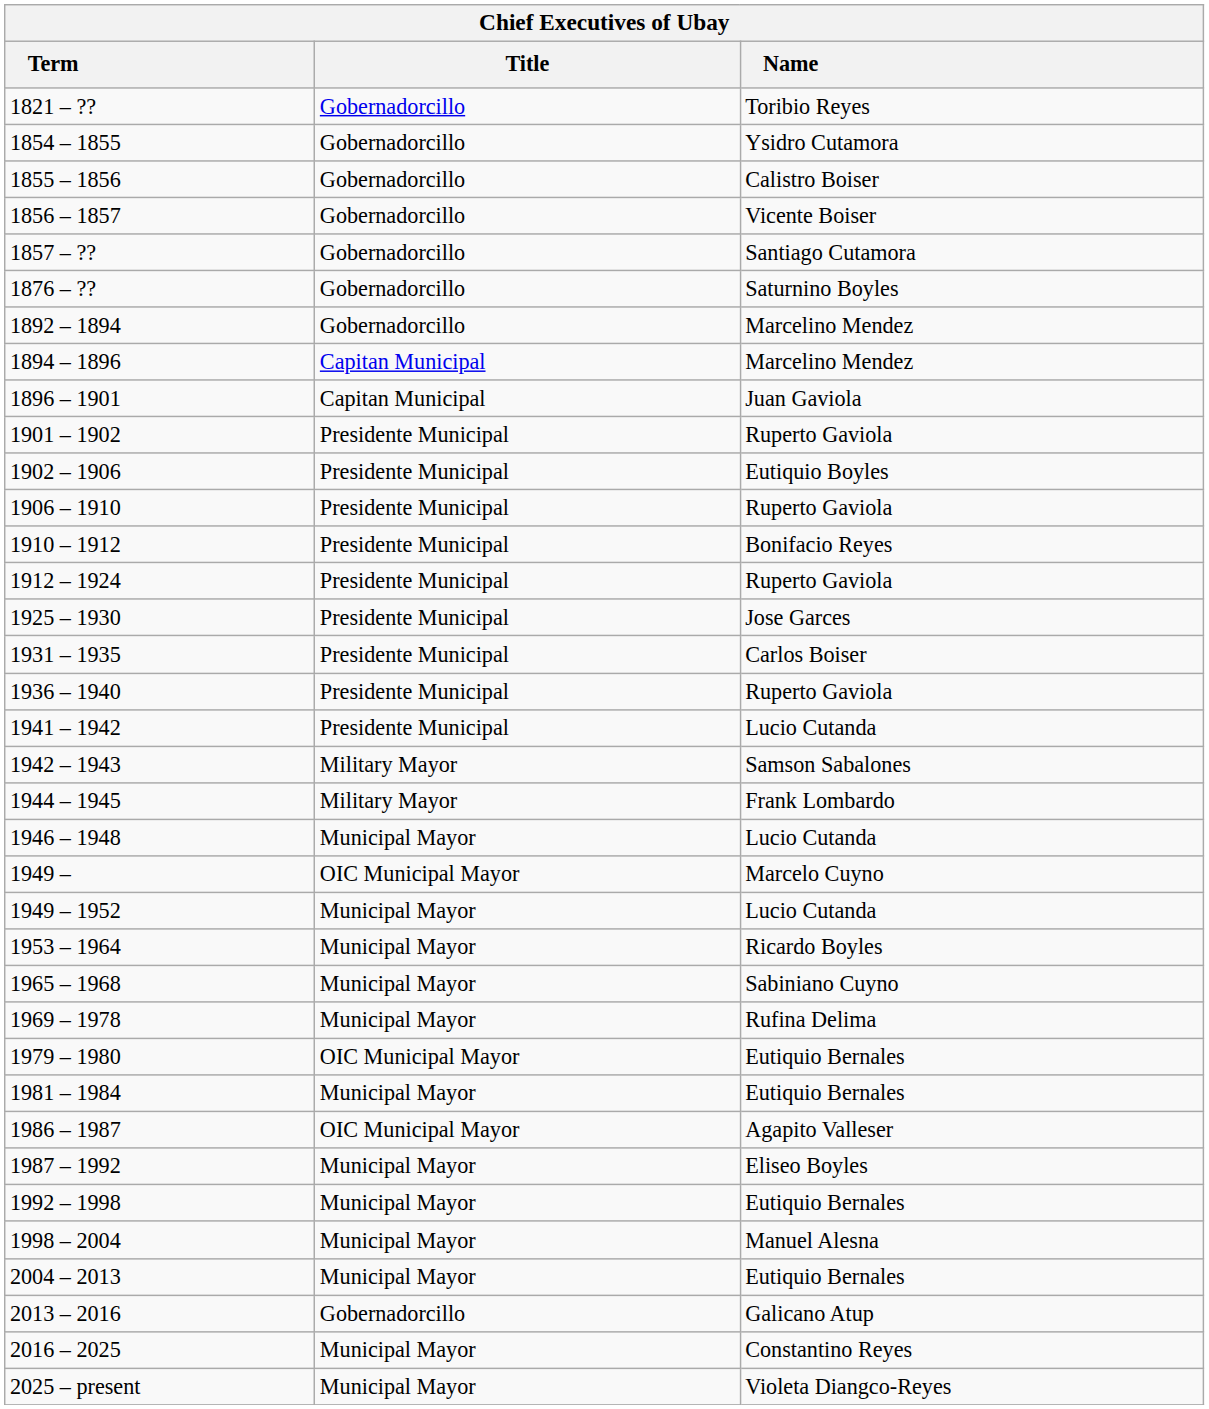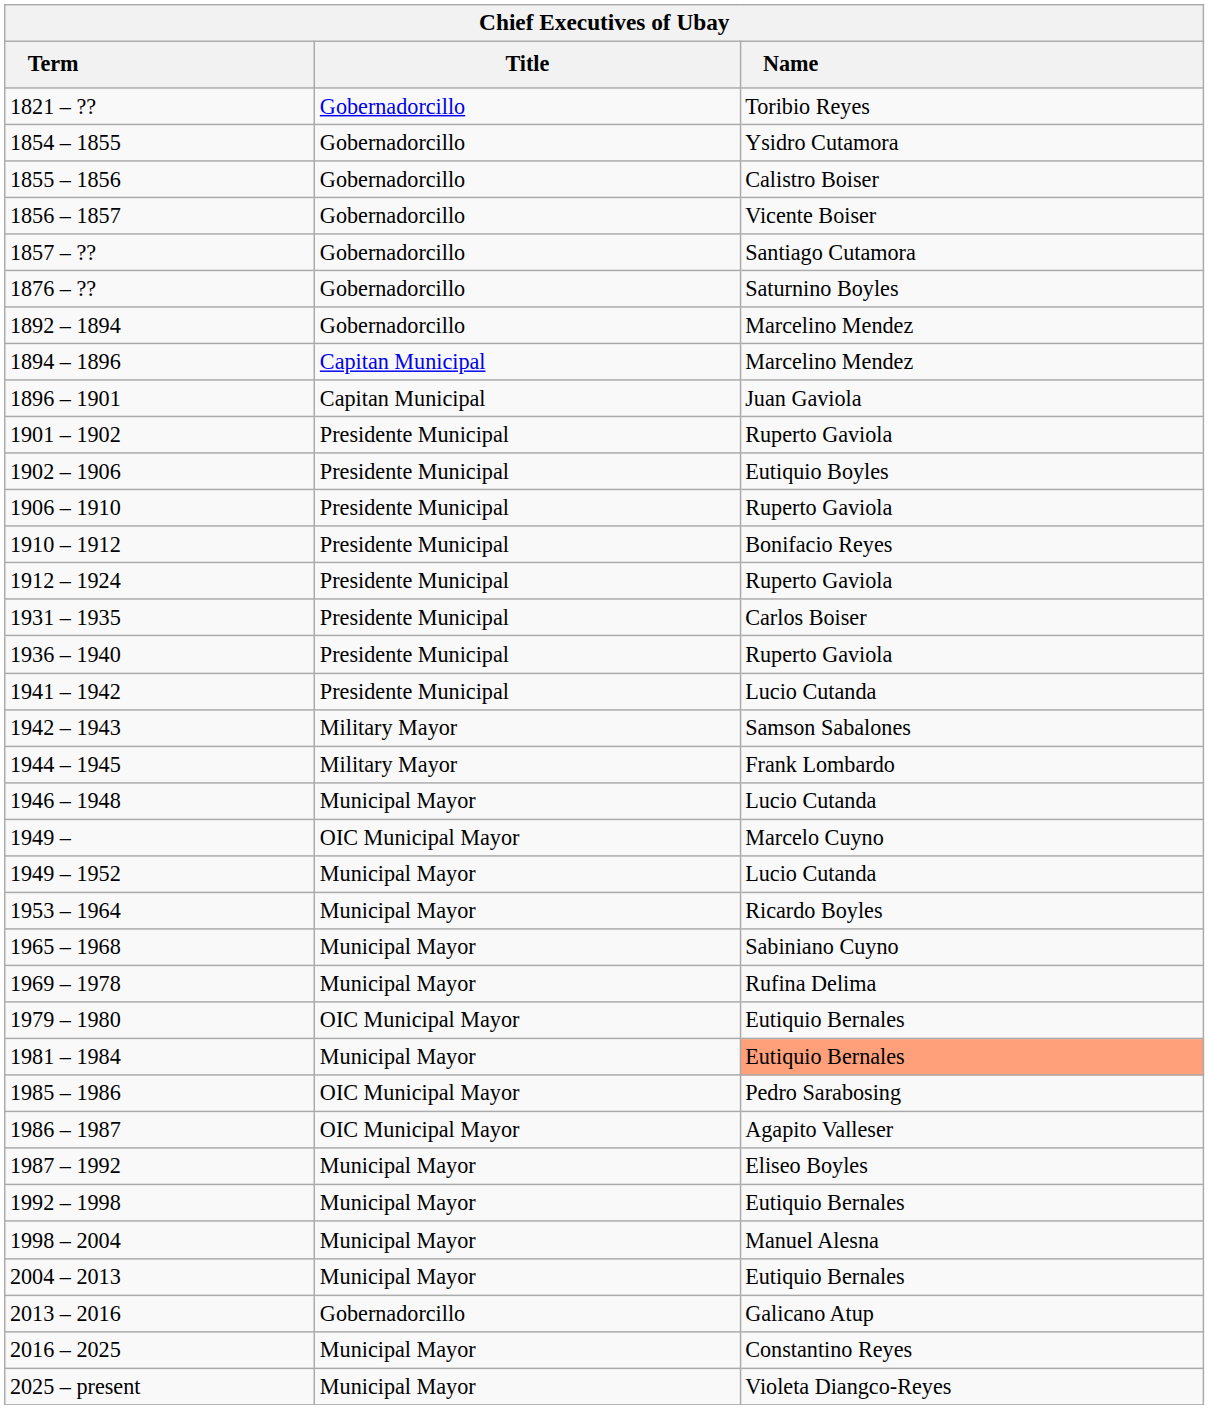- row: (65, 617)
(825, 1093) no background -> (825, 1056) lightsalmon background
+ row: (65, 1093)
